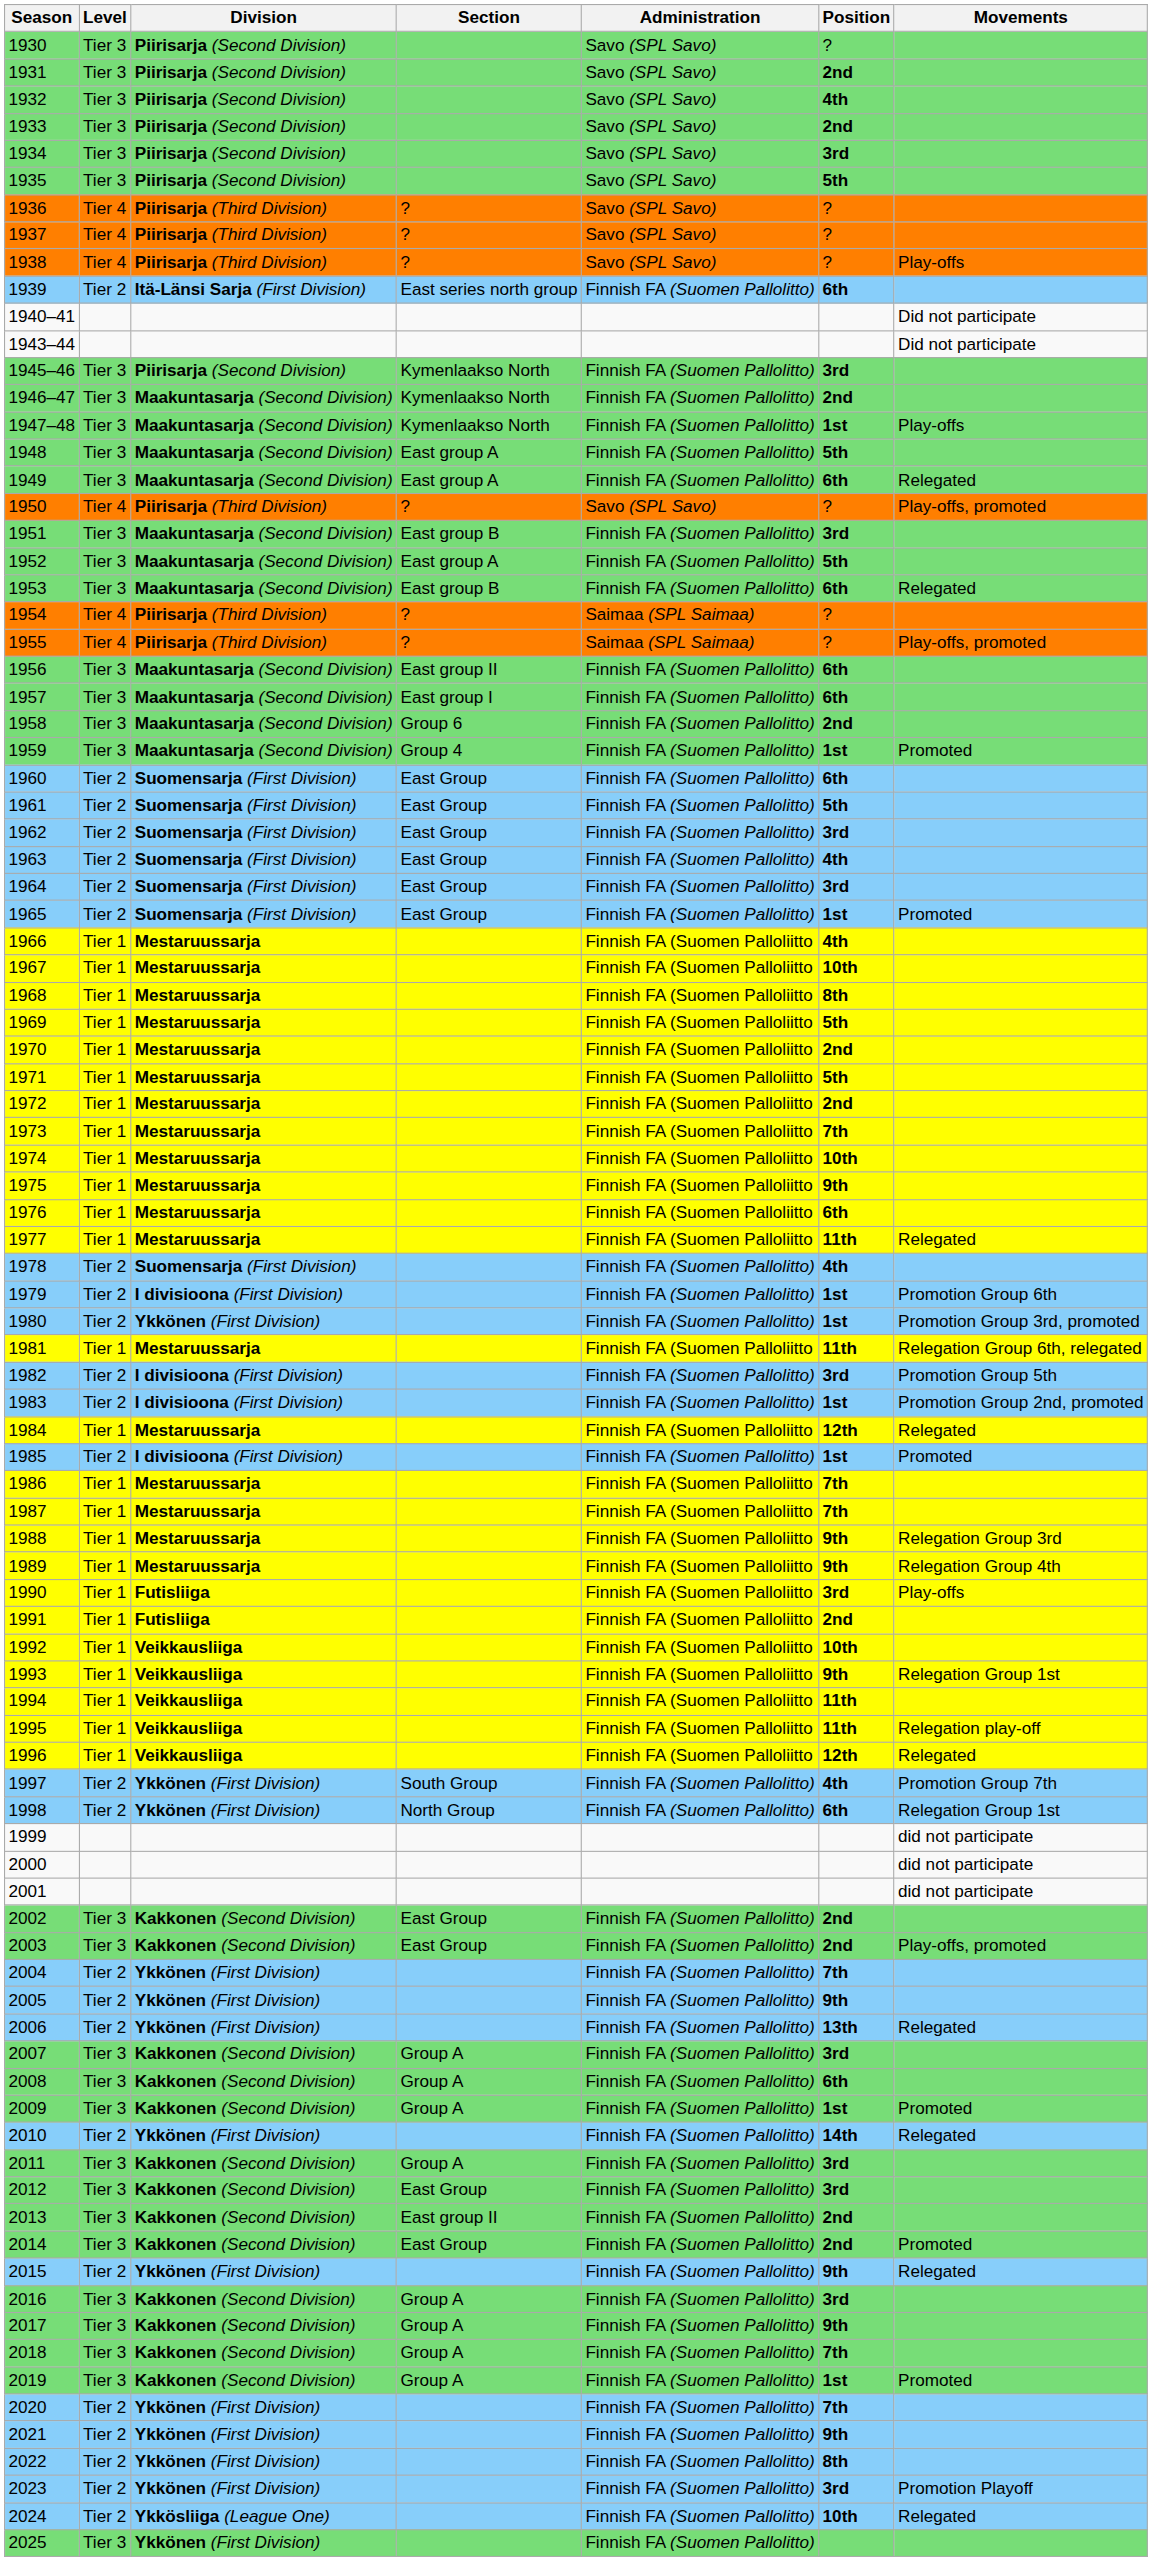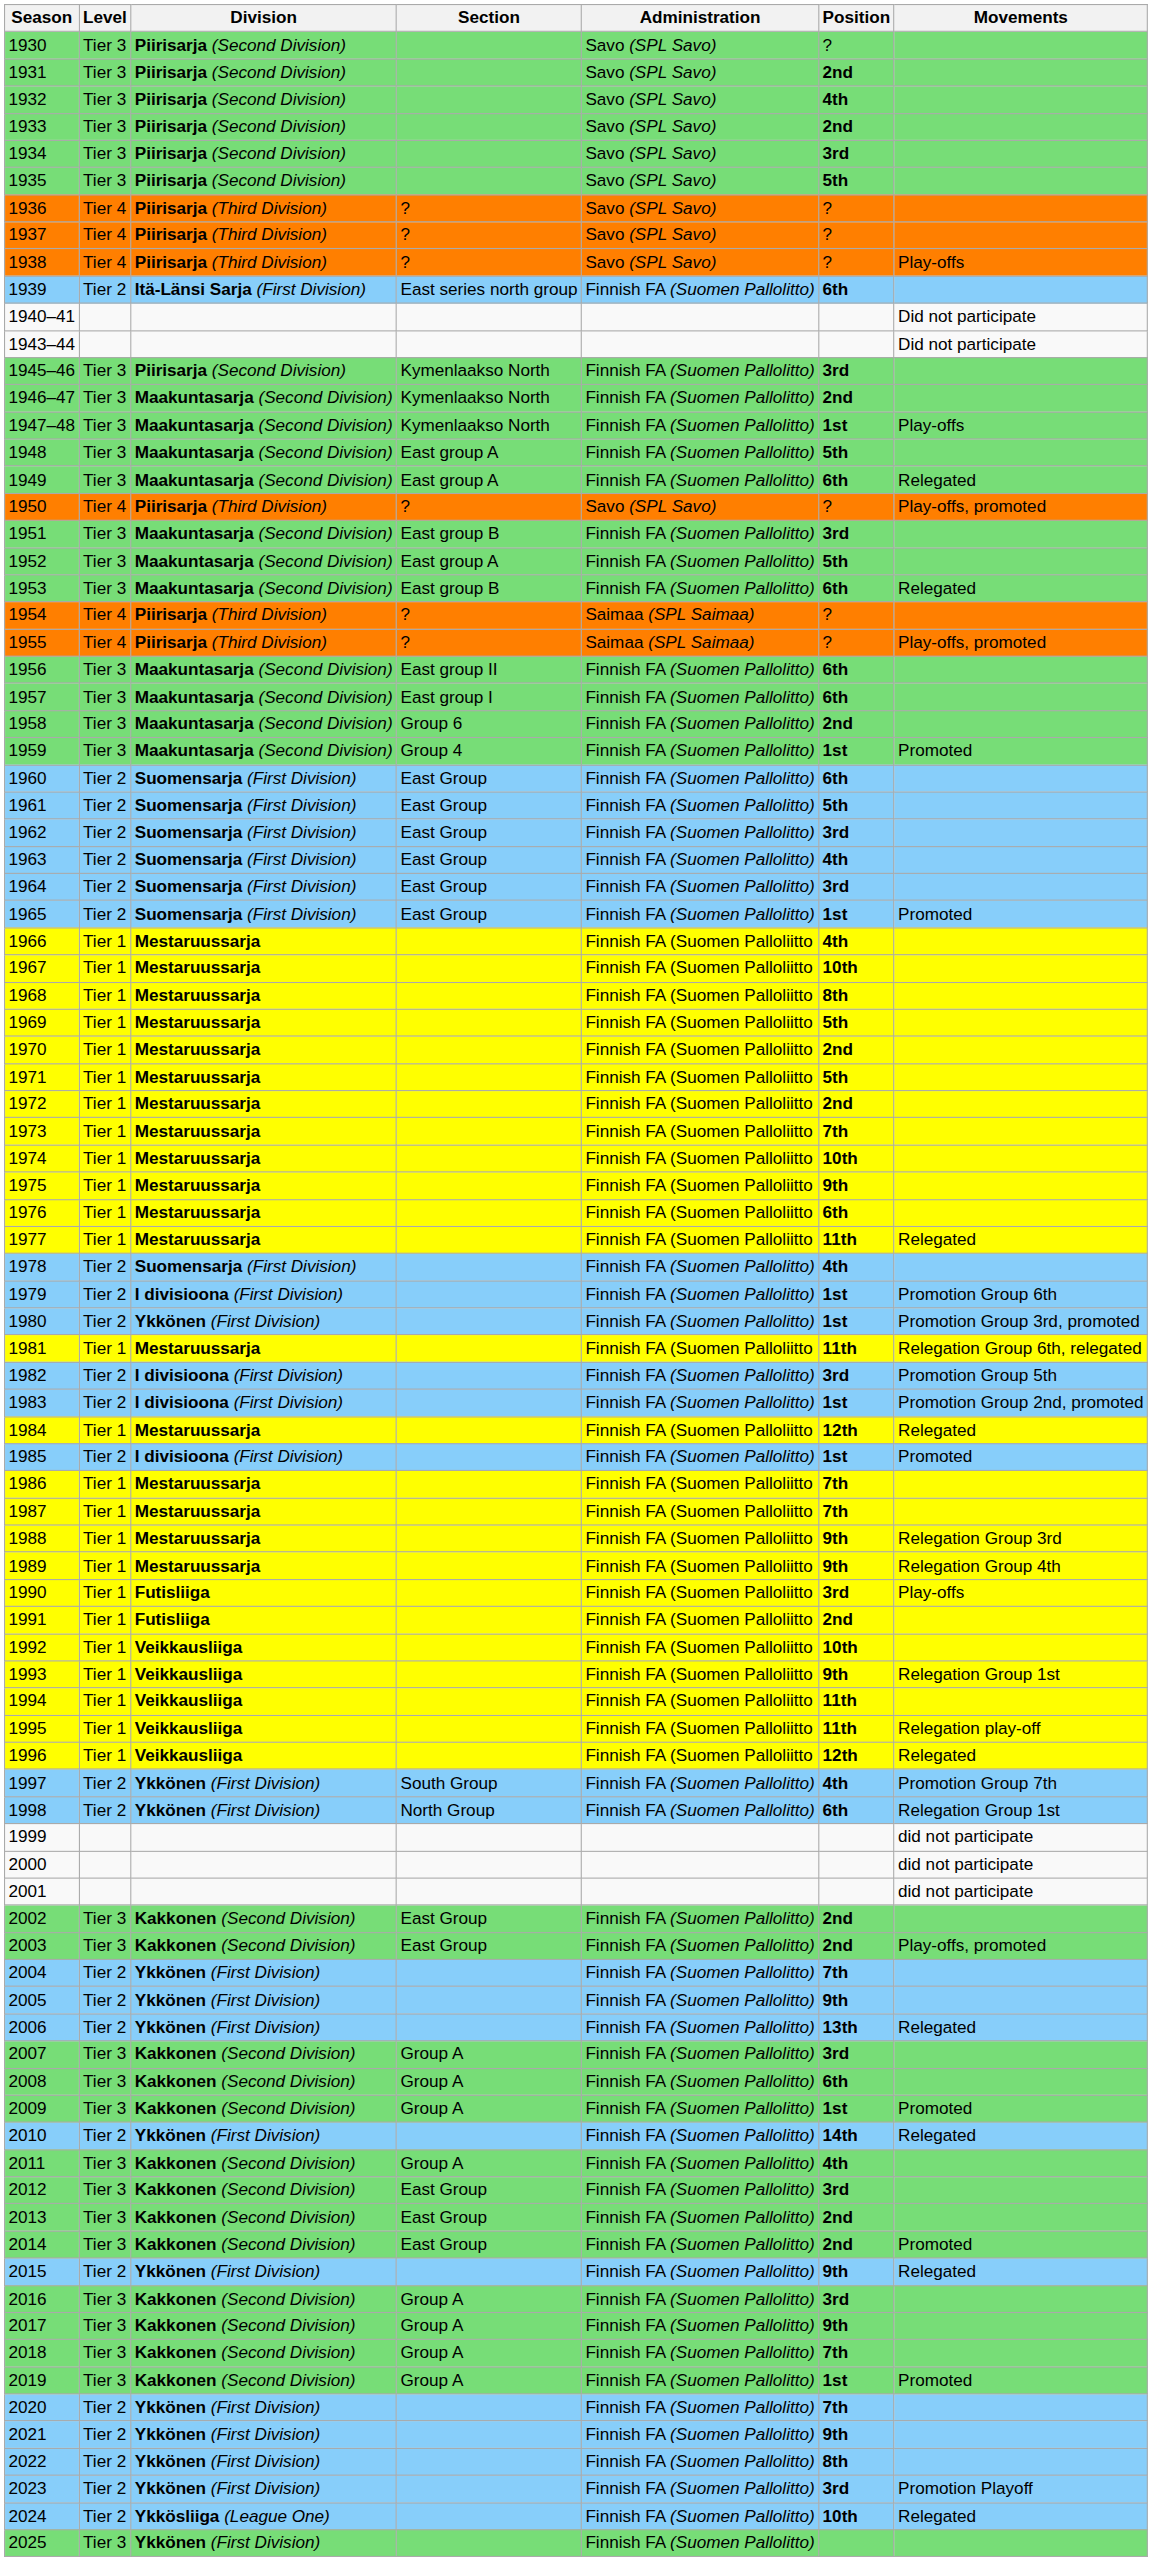(836, 2163) 3rd -> (835, 2163) 4th
(449, 2217) East group II -> (444, 2217) East Group
